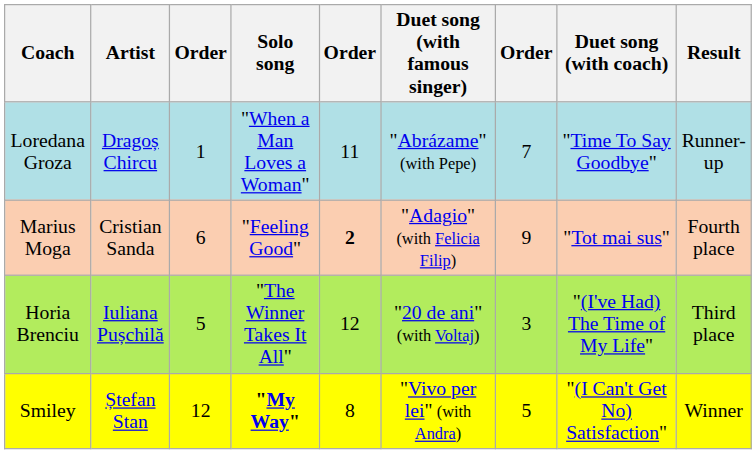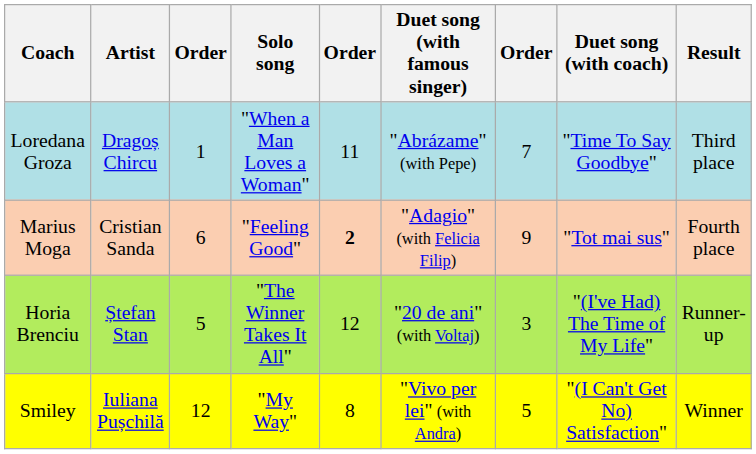(714, 150) Runner-up -> (714, 150) Third place
(130, 324) Iuliana Pușchilă -> (130, 324) Ștefan Stan
(714, 324) Third place -> (714, 324) Runner-up
(130, 410) Ștefan Stan -> (130, 410) Iuliana Pușchilă
(275, 410) bold -> (275, 410) normal
